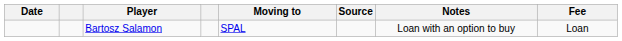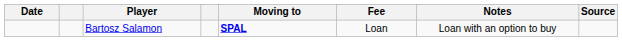columns swapped: (577, 12) <-> (356, 12)
(233, 28) normal -> (234, 28) bold
